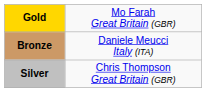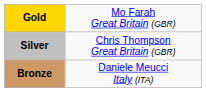rows swapped: (35, 73) <-> (35, 46)
